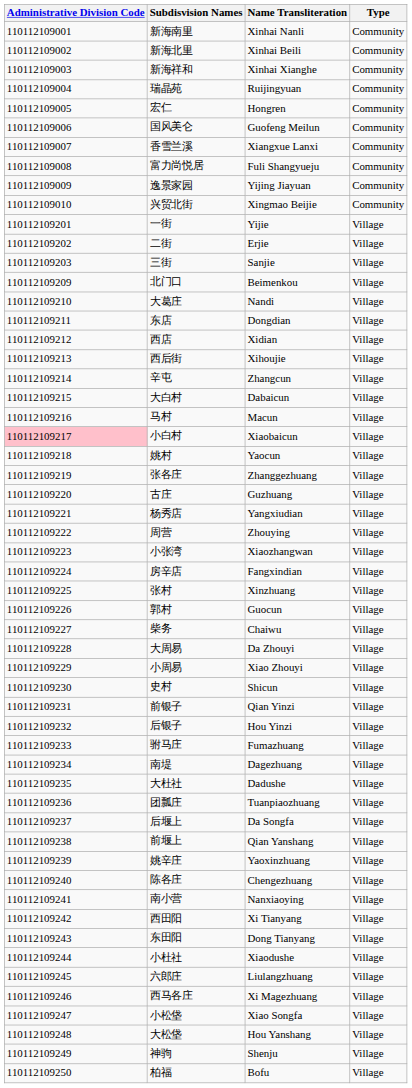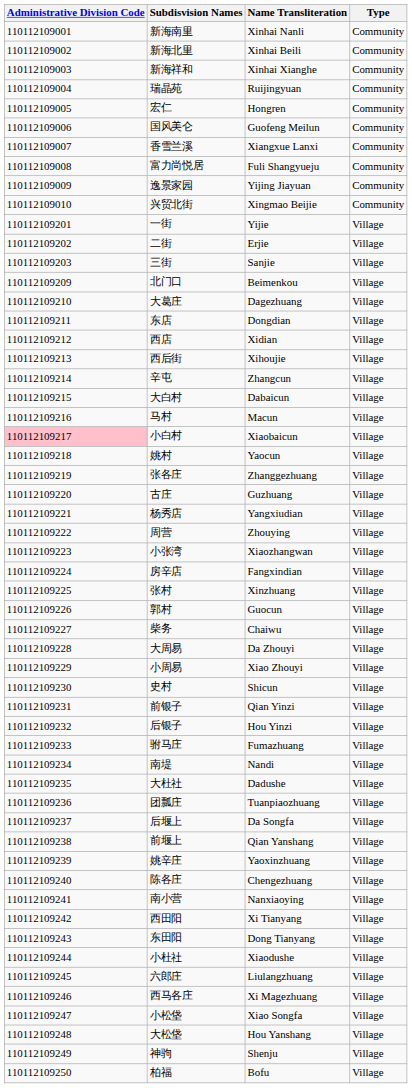(261, 301) Nandi -> (275, 301) Dagezhuang
(275, 764) Dagezhuang -> (261, 764) Nandi
